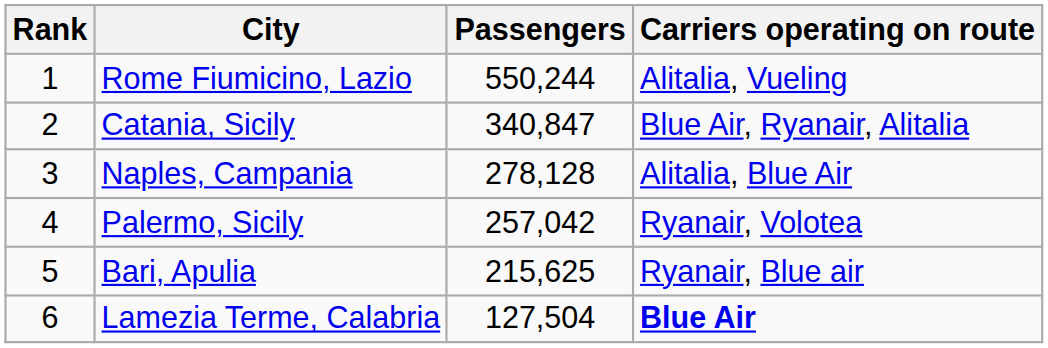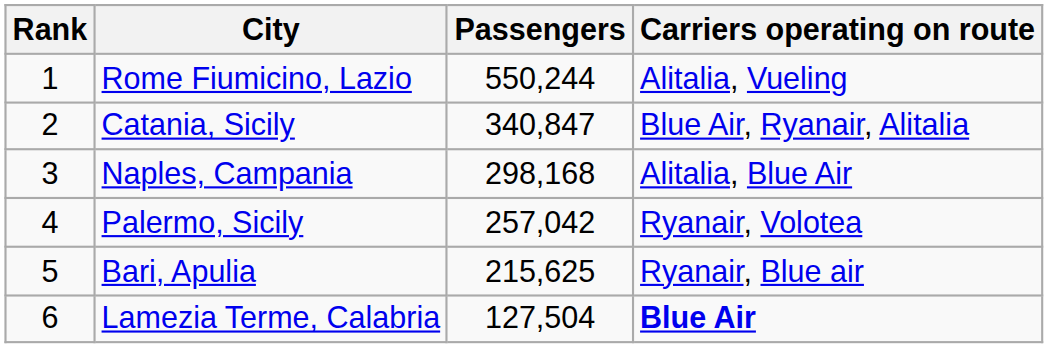(540, 174) 278,128 -> (540, 174) 298,168
